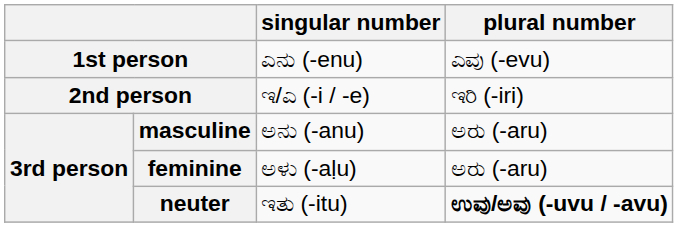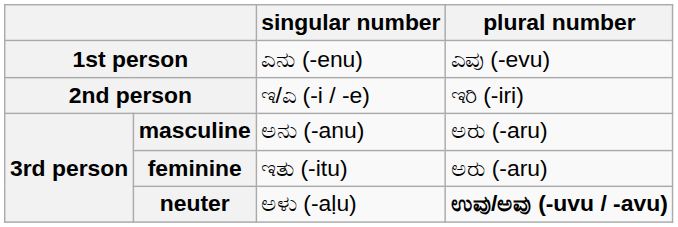(309, 167) ಅಳು (-aḷu) -> (304, 167) ಇತು (-itu)
(304, 204) ಇತು (-itu) -> (309, 204) ಅಳು (-aḷu)
